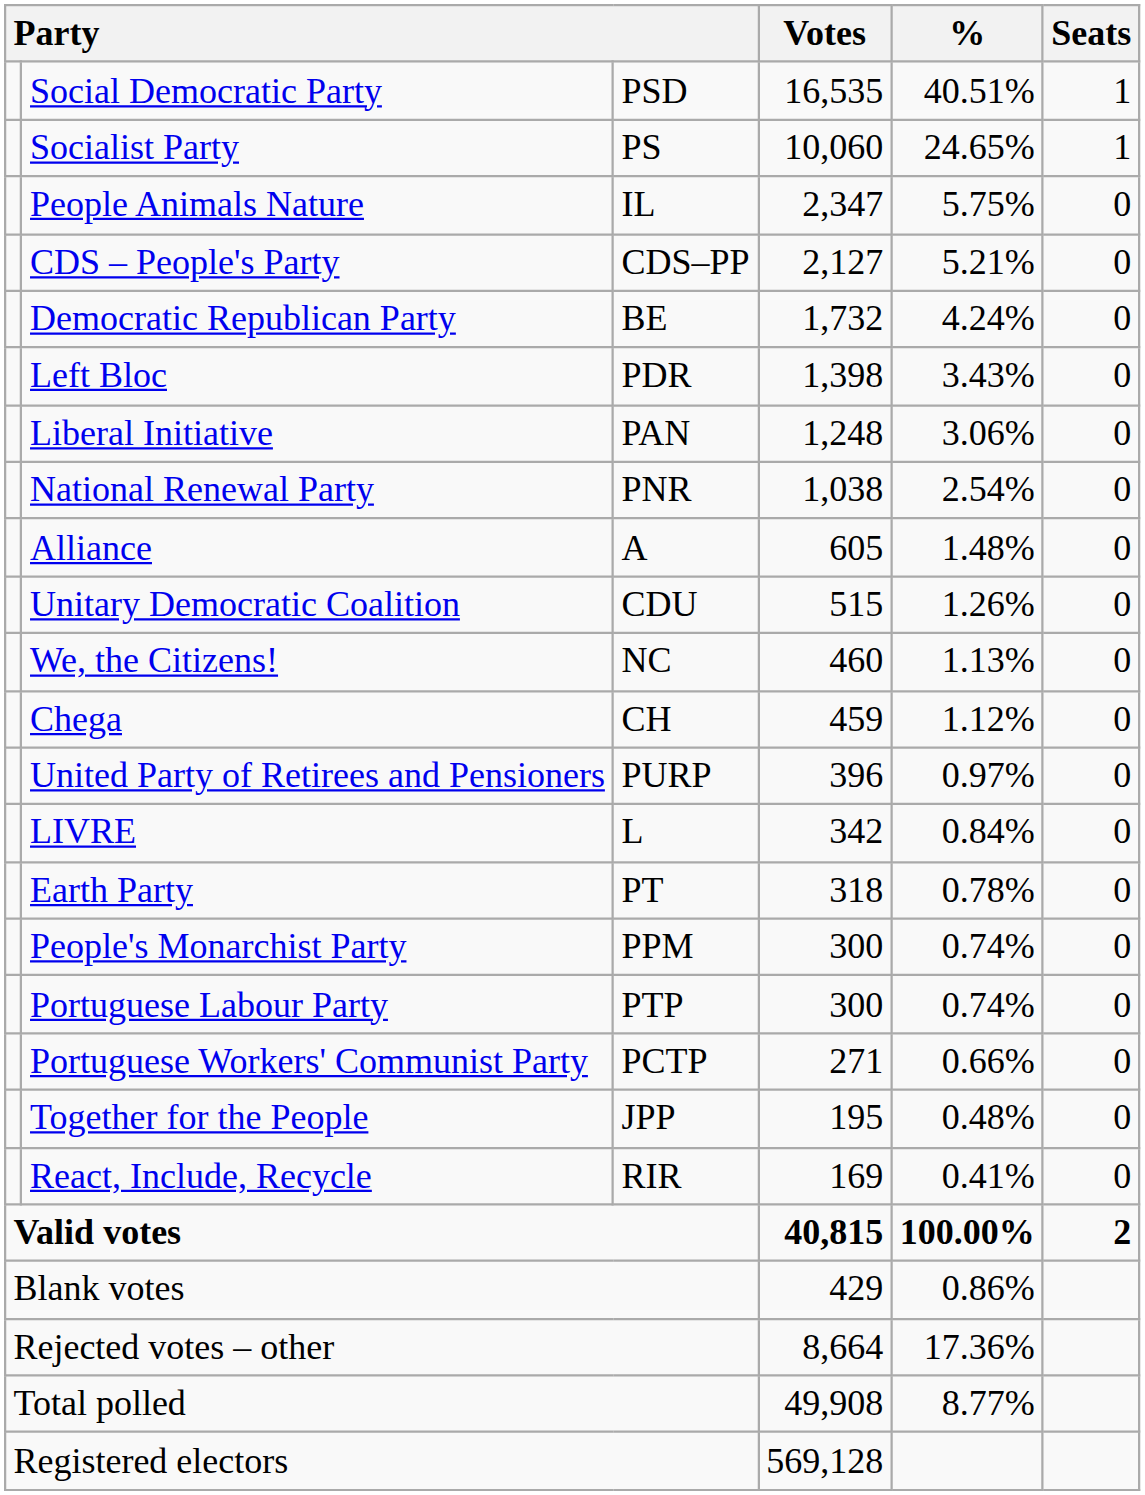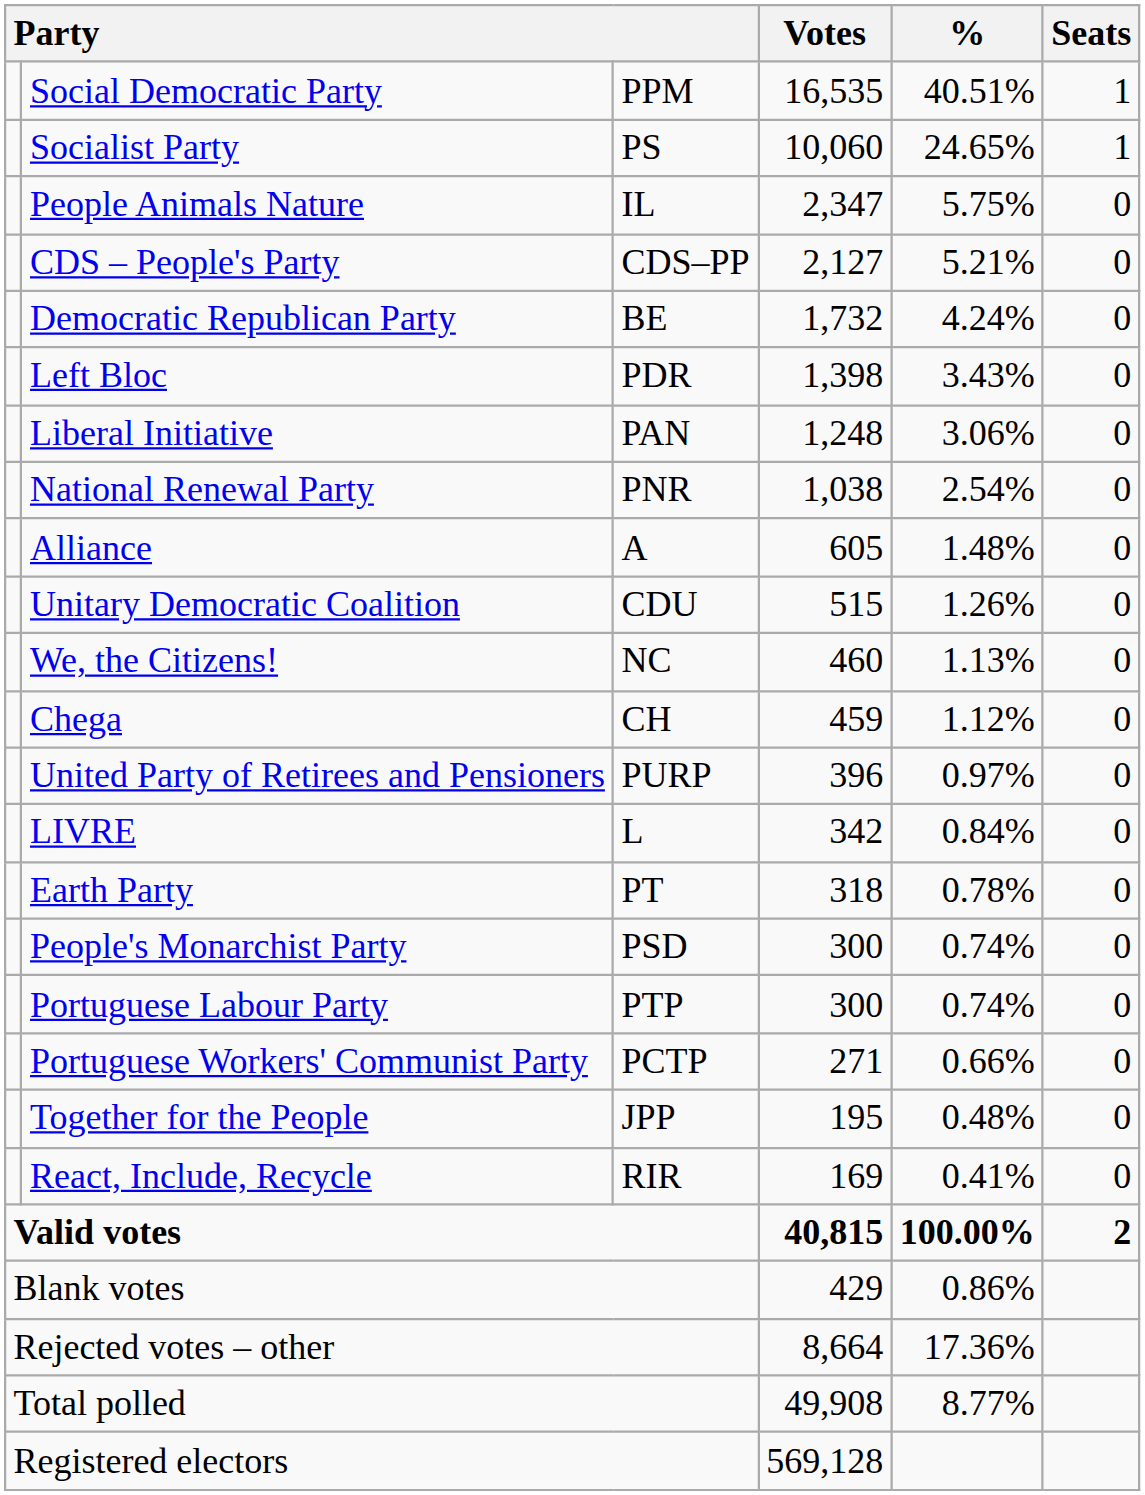(655, 90) PSD -> (658, 90) PPM
(658, 946) PPM -> (655, 946) PSD
